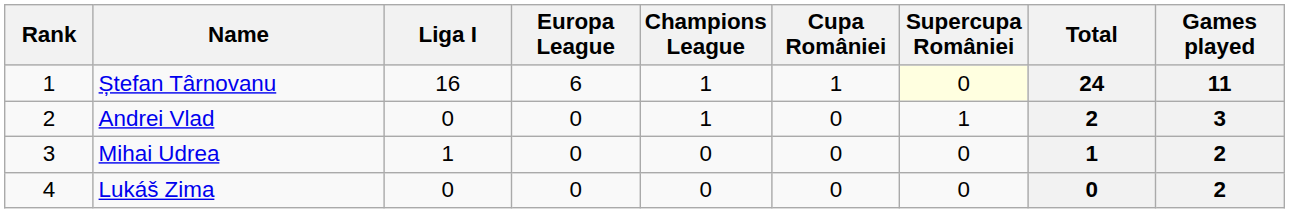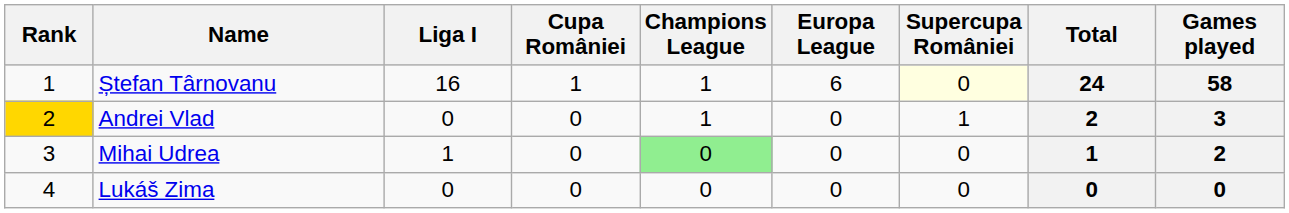columns swapped: (836, 34) <-> (576, 34)
(1220, 82) 11 -> (1220, 82) 58
(49, 118) no background -> (49, 118) gold background
(706, 154) no background -> (706, 154) lightgreen background
(1220, 189) 2 -> (1220, 189) 0
